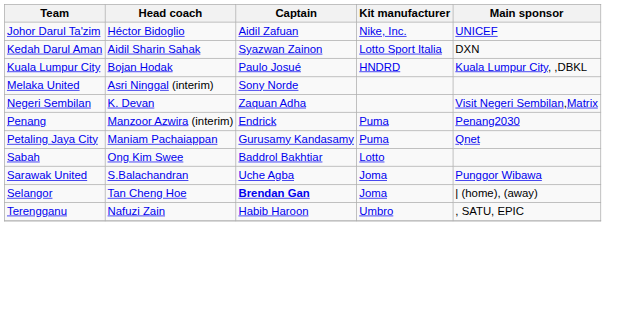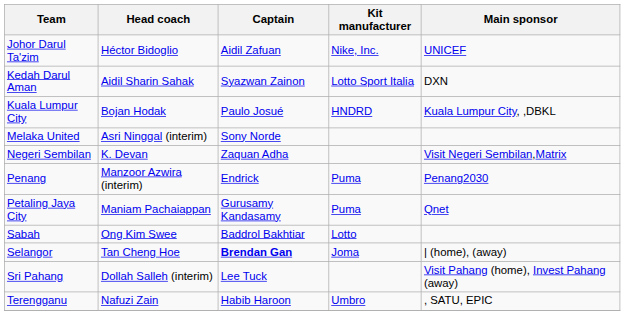- row: (47, 175)
+ row: (35, 276)
